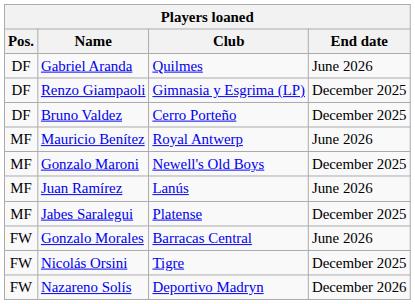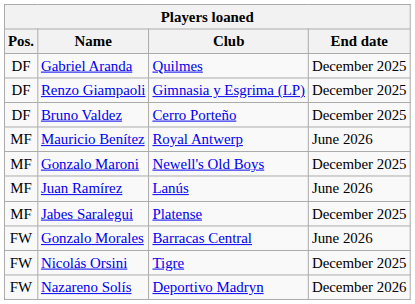(342, 66) June 2026 -> (359, 66) December 2025
